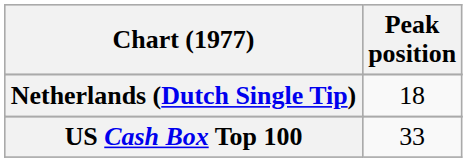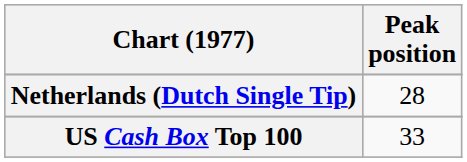(412, 95) 18 -> (412, 95) 28
